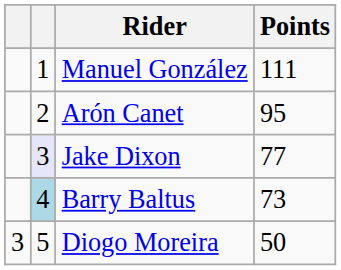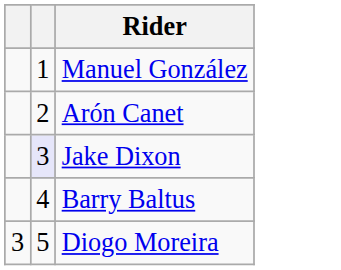- column: (295, 26)
(43, 199) lightblue background -> (43, 199) no background
